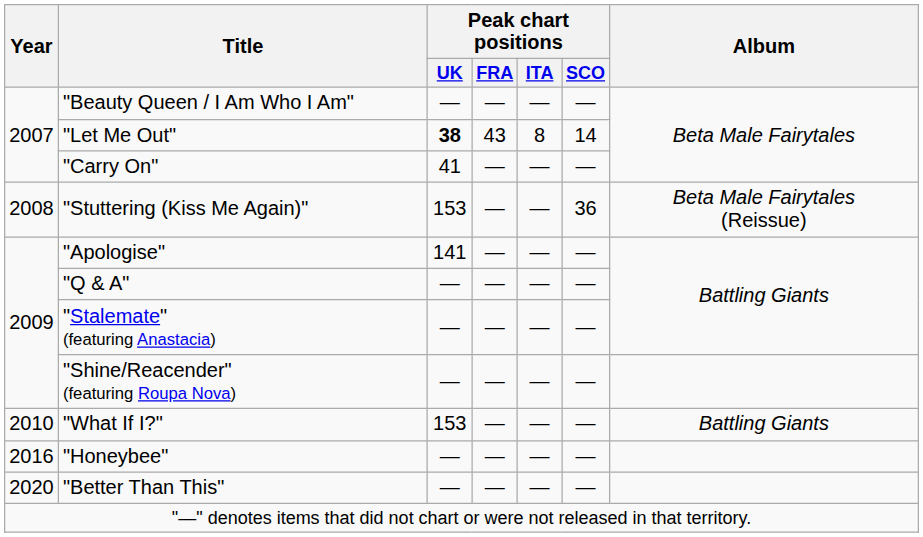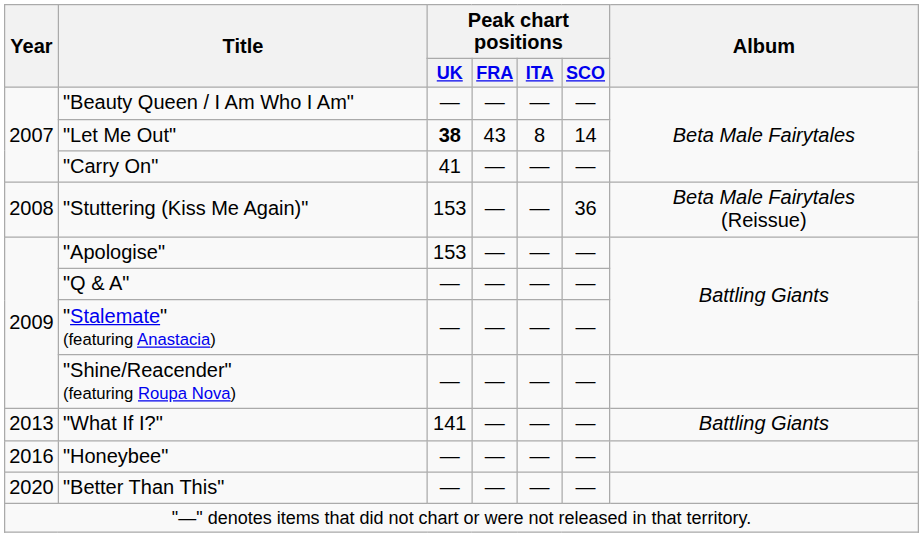(450, 252) 141 -> (450, 252) 153
(31, 424) 2010 -> (31, 424) 2013
(450, 424) 153 -> (450, 424) 141
